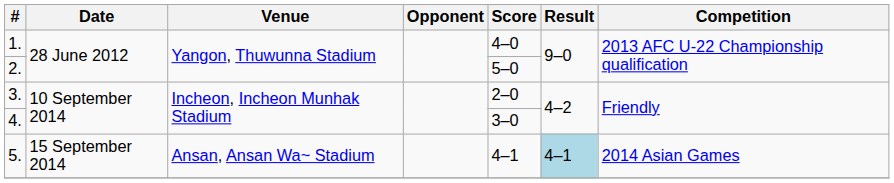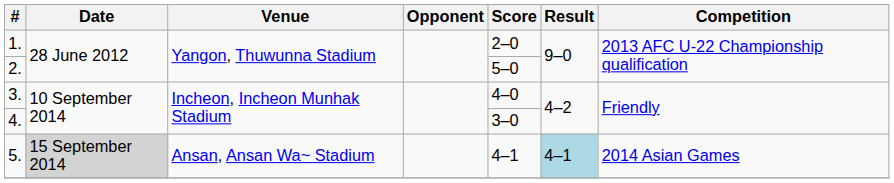(505, 43) 4–0 -> (505, 43) 2–0
(505, 95) 2–0 -> (505, 95) 4–0
(81, 156) no background -> (81, 156) lightgrey background
